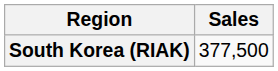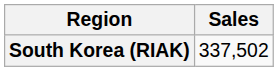(234, 50) 377,500 -> (234, 50) 337,502
